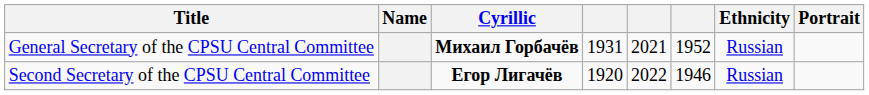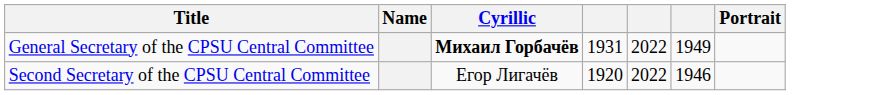- column: (755, 18)
(649, 47) 2021 -> (649, 47) 2022
(693, 47) 1952 -> (693, 47) 1949
(507, 75) bold -> (507, 75) normal
